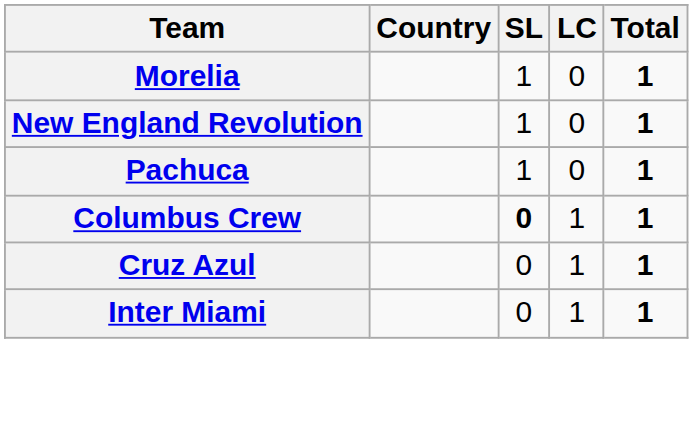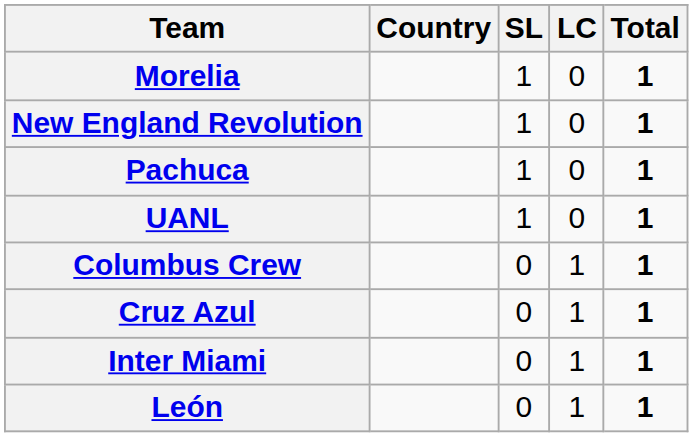+ row: (187, 218)
(524, 218) bold -> (524, 265) normal
+ row: (187, 407)
